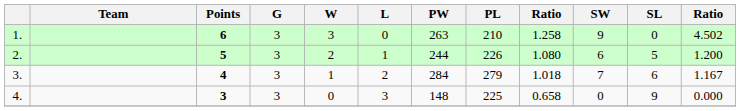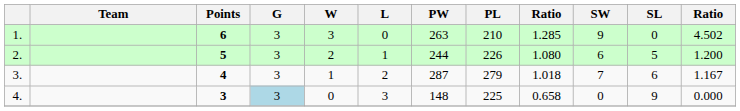(547, 34) 1.258 -> (547, 34) 1.285
(439, 75) 284 -> (439, 75) 287
(277, 95) no background -> (277, 95) lightblue background
